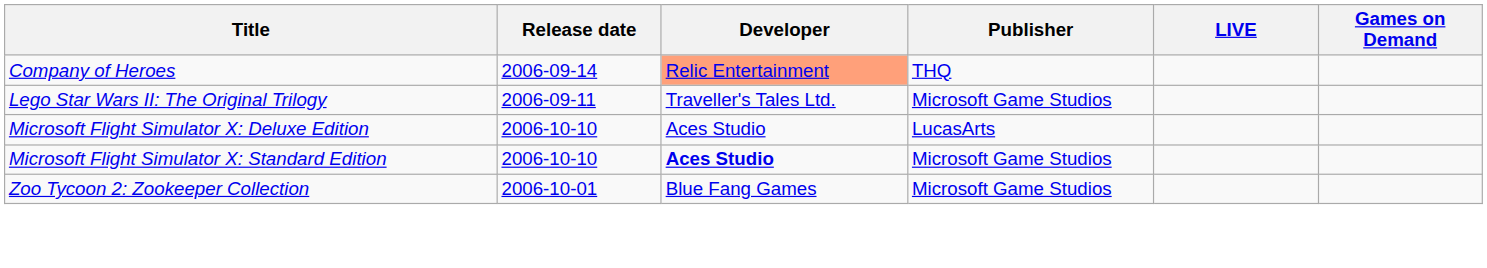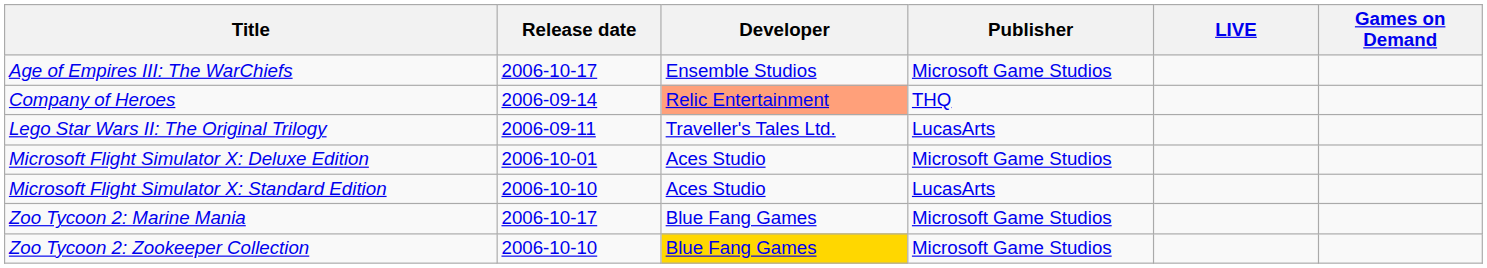+ row: (151, 70)
(1012, 99) Microsoft Game Studios -> (954, 129) LucasArts
(549, 129) 2006-10-10 -> (549, 159) 2006-10-01
(954, 129) LucasArts -> (1012, 159) Microsoft Game Studios
(720, 159) bold -> (716, 188) normal
(1012, 159) Microsoft Game Studios -> (954, 188) LucasArts
+ row: (127, 218)
(549, 188) 2006-10-01 -> (549, 248) 2006-10-10
(741, 188) no background -> (741, 248) gold background
